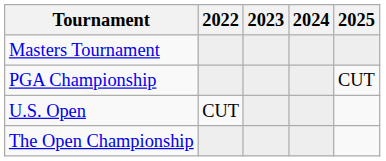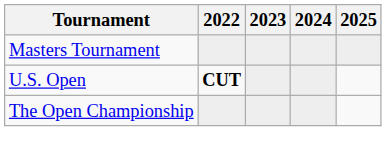- row: (83, 80)
(221, 110) normal -> (222, 80) bold
